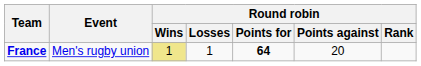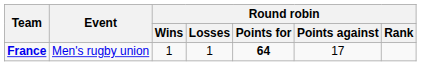(169, 52) khaki background -> (169, 52) no background
(338, 52) 20 -> (338, 52) 17
